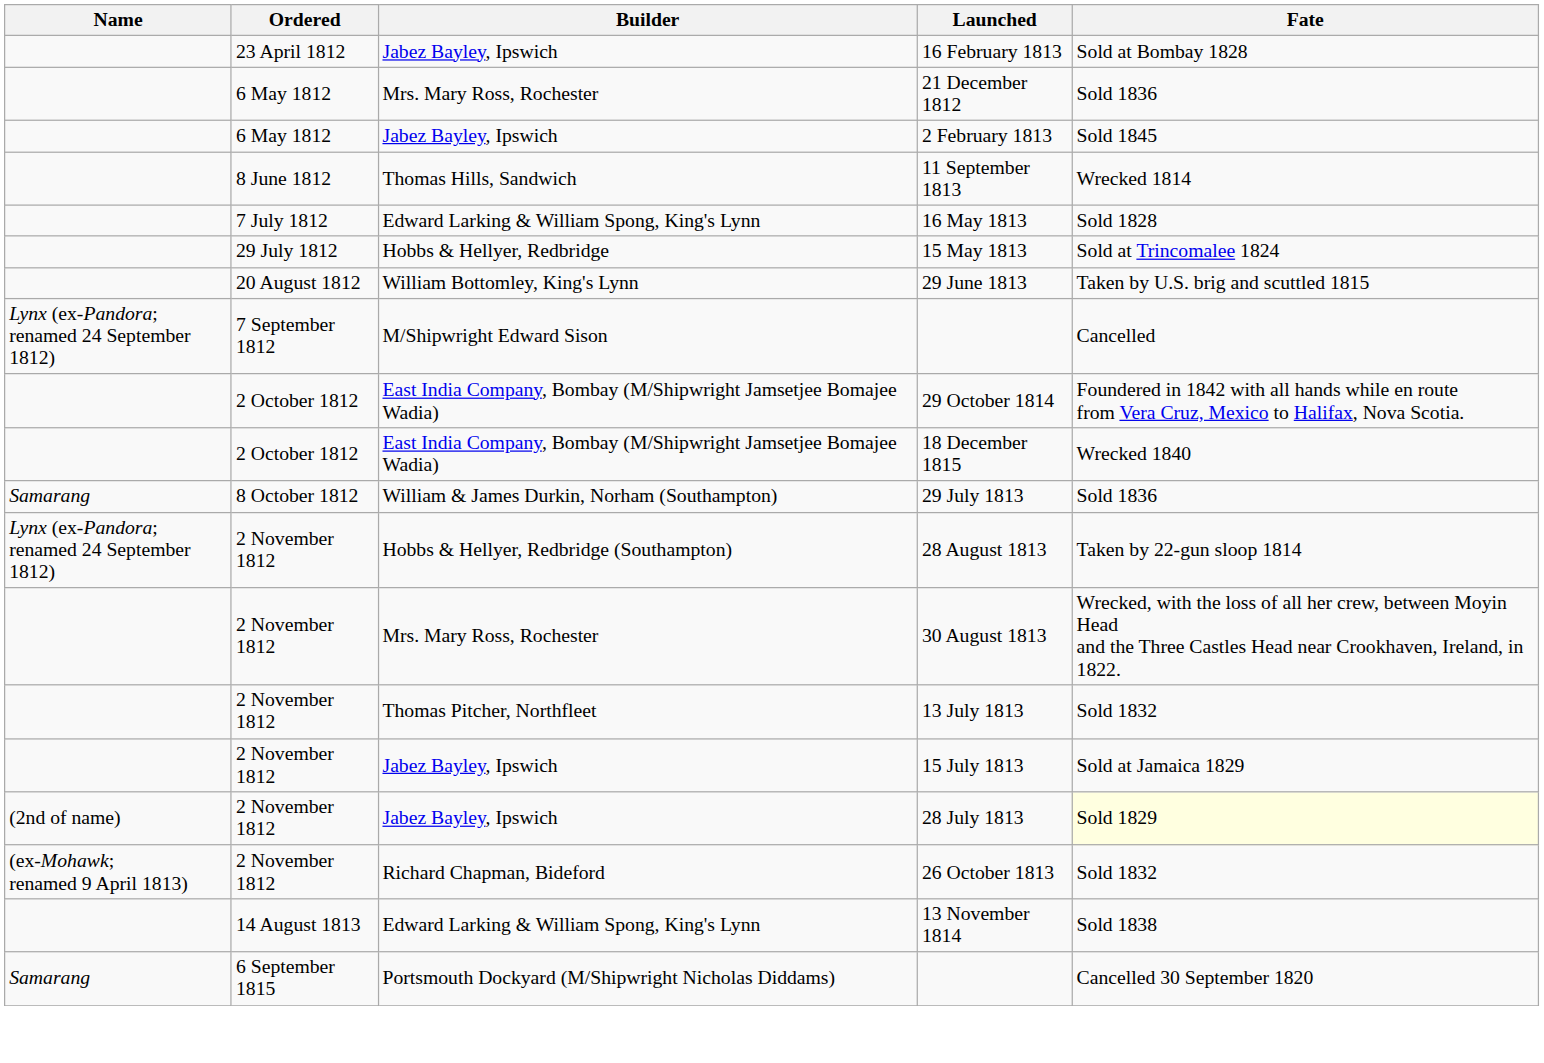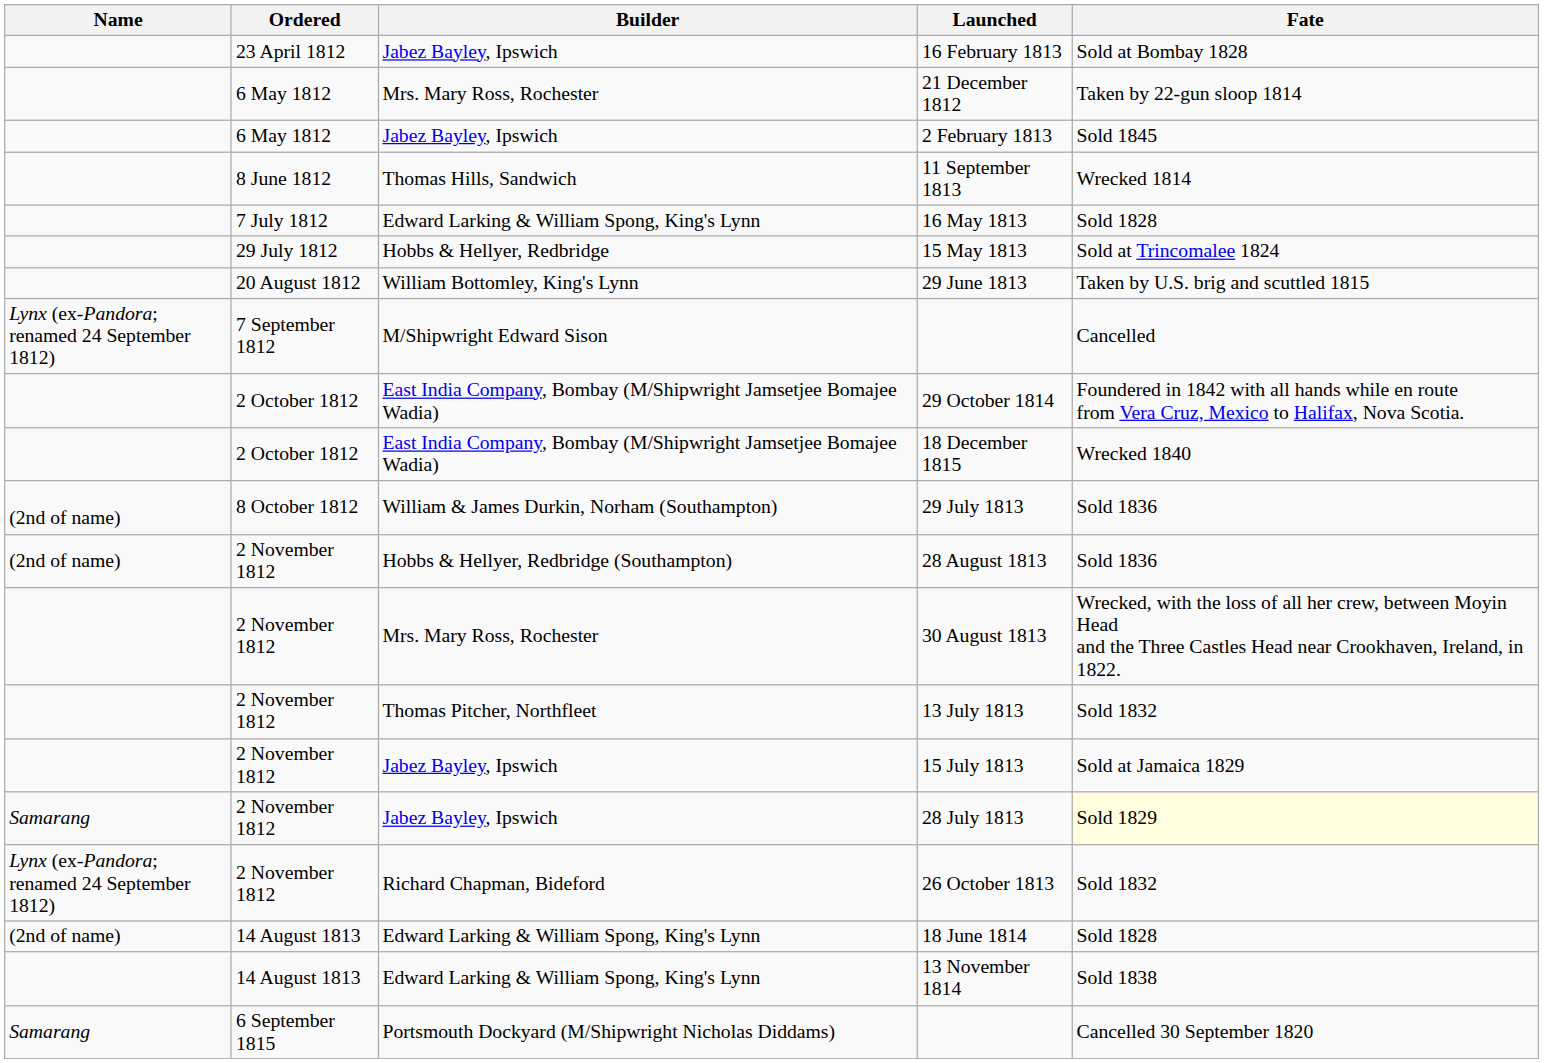(1117, 93) Sold 1836 -> (1189, 93) Taken by 22-gun sloop 1814
(50, 496) Samarang -> (65, 518) (2nd of name)
(100, 549) Lynx (ex-Pandora; renamed 24 September 1812) -> (65, 560) (2nd of name)
(1189, 549) Taken by 22-gun sloop 1814 -> (1117, 560) Sold 1836
(65, 818) (2nd of name) -> (50, 818) Samarang
(99, 871) (ex-Mohawk; renamed 9 April 1813) -> (100, 882) Lynx (ex-Pandora; renamed 24 September 1812)
+ row: (571, 936)
